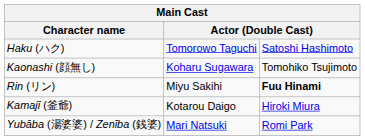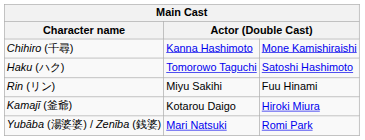+ row: (40, 48)
- row: (51, 67)
(291, 87) bold -> (290, 87) normal
